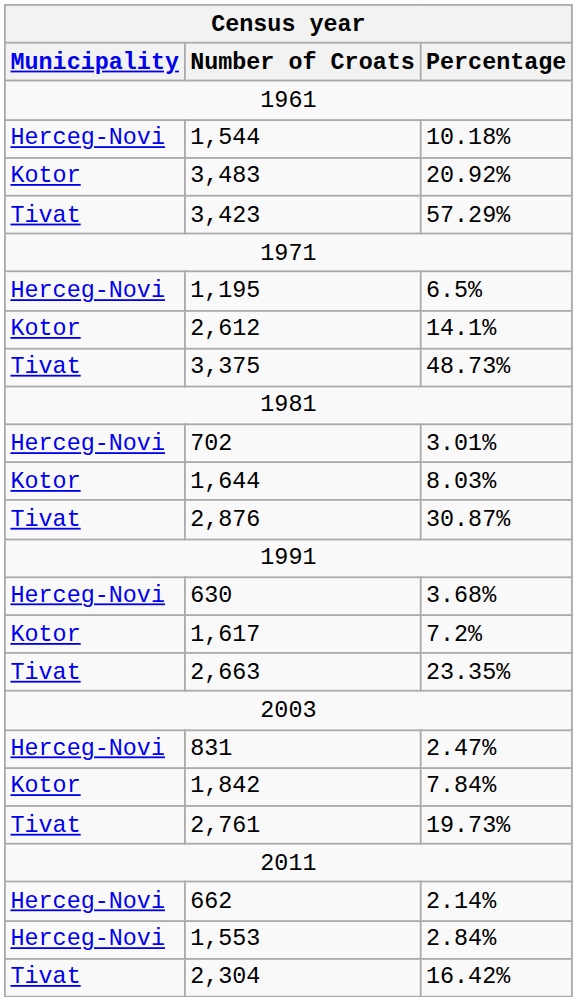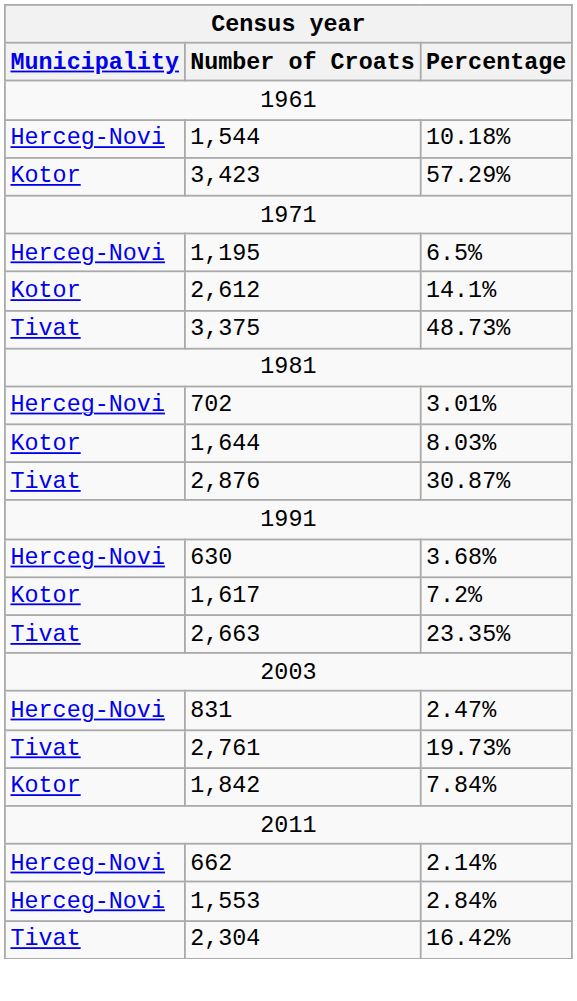- row: (225, 177)
(46, 215) Tivat -> (46, 177) Kotor
rows swapped: (225, 787) <-> (225, 825)
